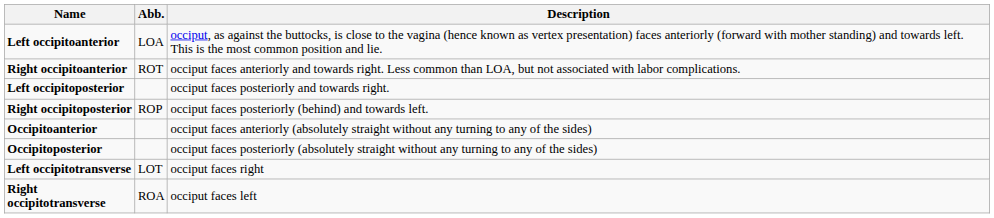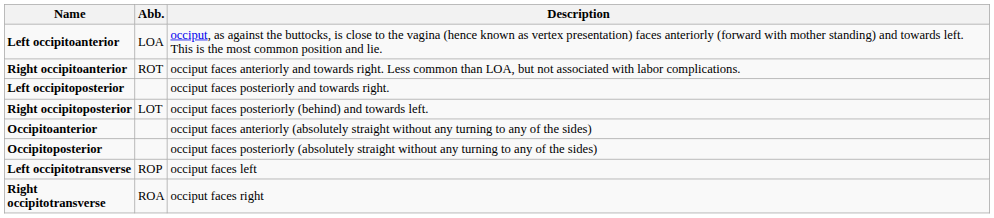(150, 108) ROP -> (150, 108) LOT
(150, 169) LOT -> (150, 169) ROP
(217, 169) occiput faces right -> (214, 169) occiput faces left
(214, 196) occiput faces left -> (217, 196) occiput faces right
